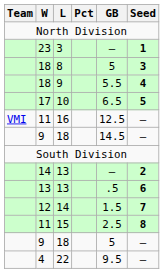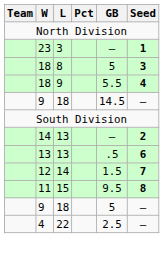- row: (45, 101)
- row: (45, 119)
(112, 224) 2.5 -> (112, 189) 9.5
(112, 259) 9.5 -> (112, 224) 2.5
